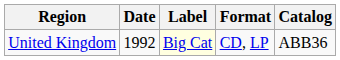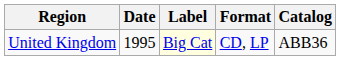(140, 42) 1992 -> (140, 42) 1995
